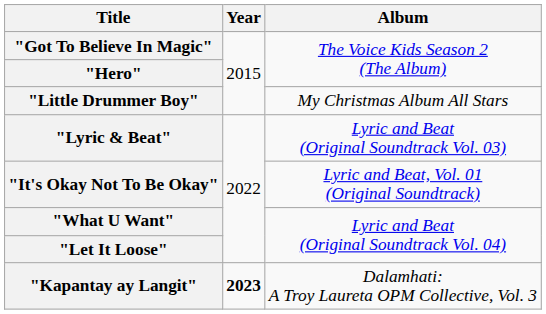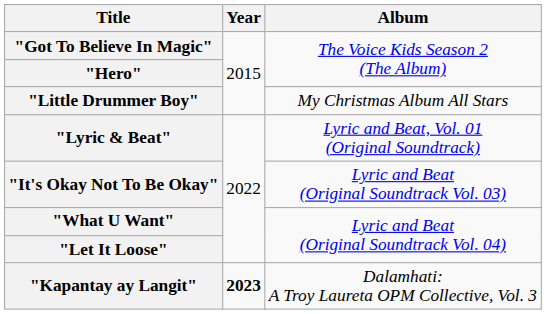(403, 137) Lyric and Beat (Original Soundtrack Vol. 03) -> (403, 137) Lyric and Beat, Vol. 01 (Original Soundtrack)
(403, 184) Lyric and Beat, Vol. 01 (Original Soundtrack) -> (403, 184) Lyric and Beat (Original Soundtrack Vol. 03)
